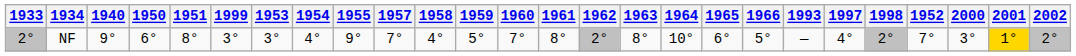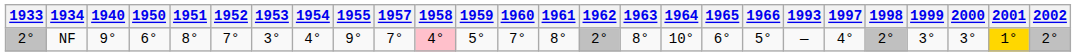columns swapped: (927, 16) <-> (231, 16)
(436, 40) no background -> (436, 40) pink background
